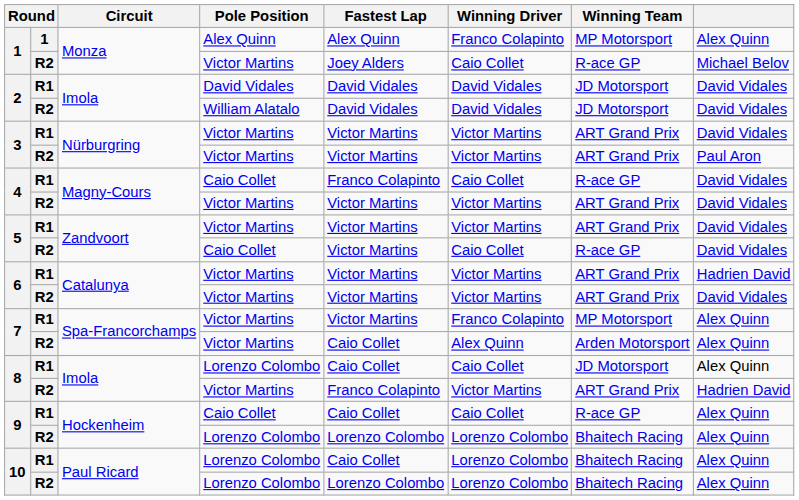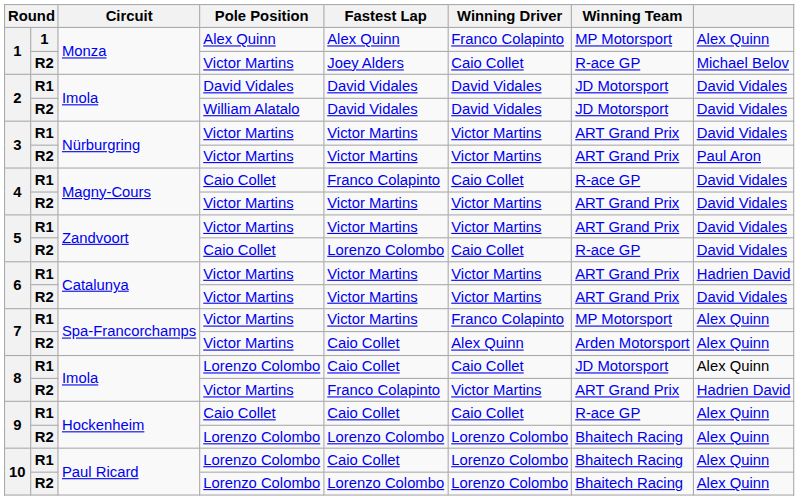(372, 249) Victor Martins -> (386, 249) Lorenzo Colombo
